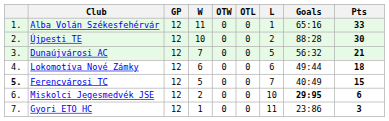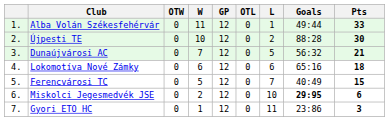columns swapped: (176, 11) <-> (224, 11)
(309, 25) 65:16 -> (309, 25) 49:44
(309, 67) 49:44 -> (309, 67) 65:16
(16, 81) bold -> (16, 81) normal
